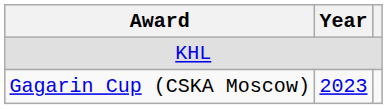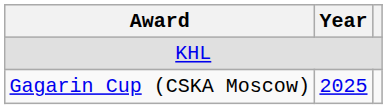(343, 86) 2023 -> (343, 86) 2025
